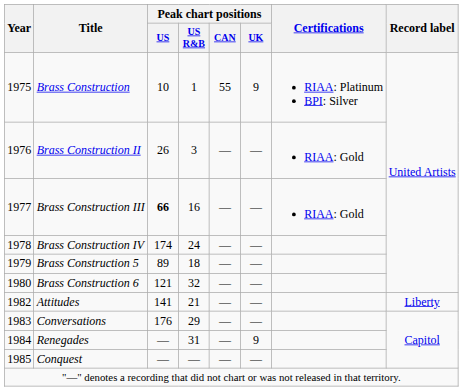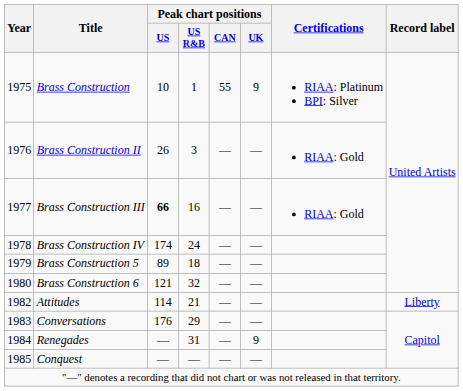(163, 301) 141 -> (163, 301) 114
